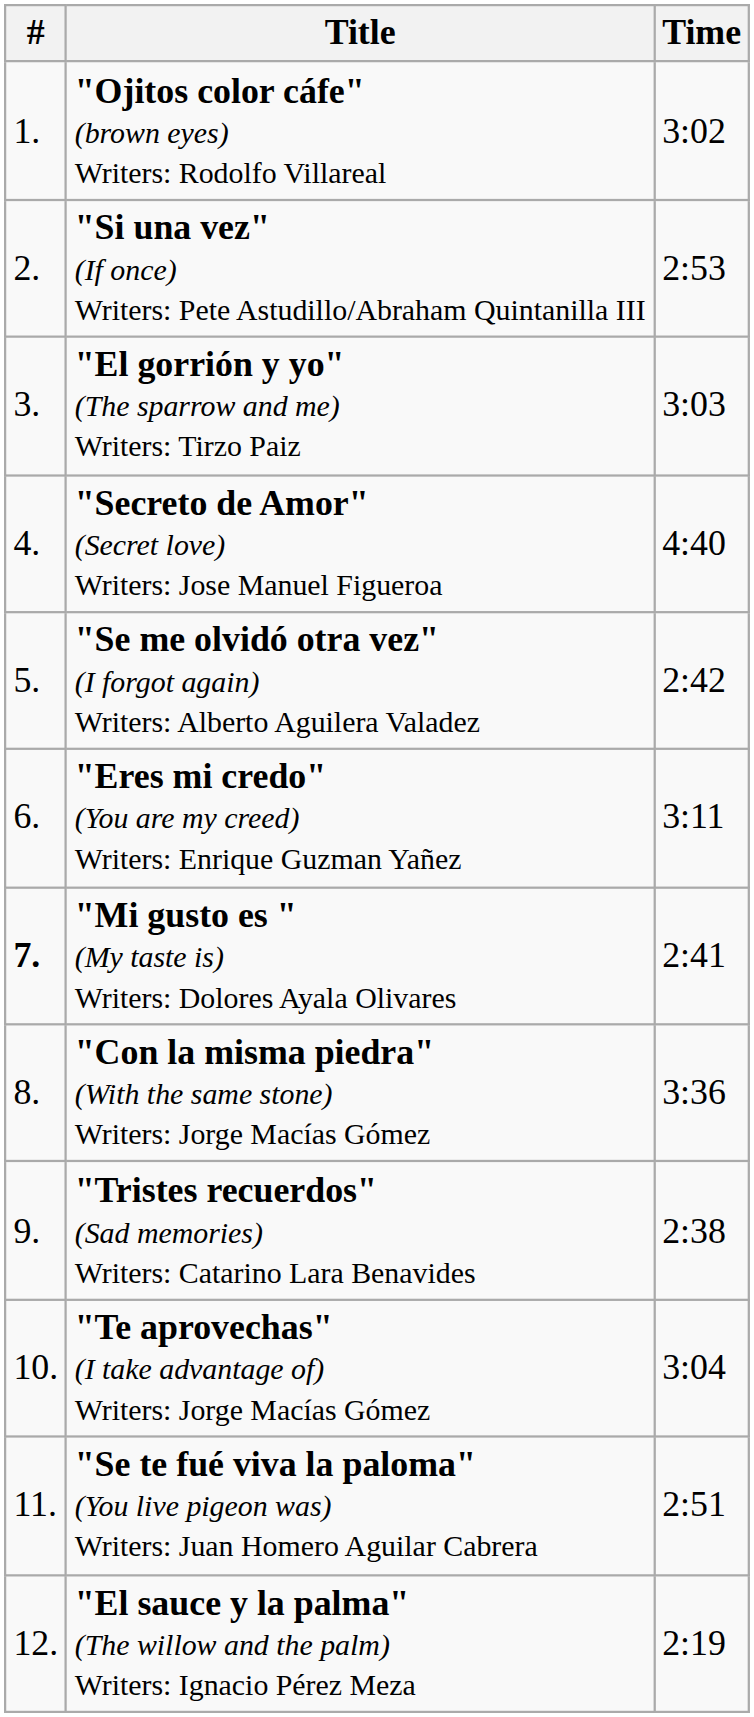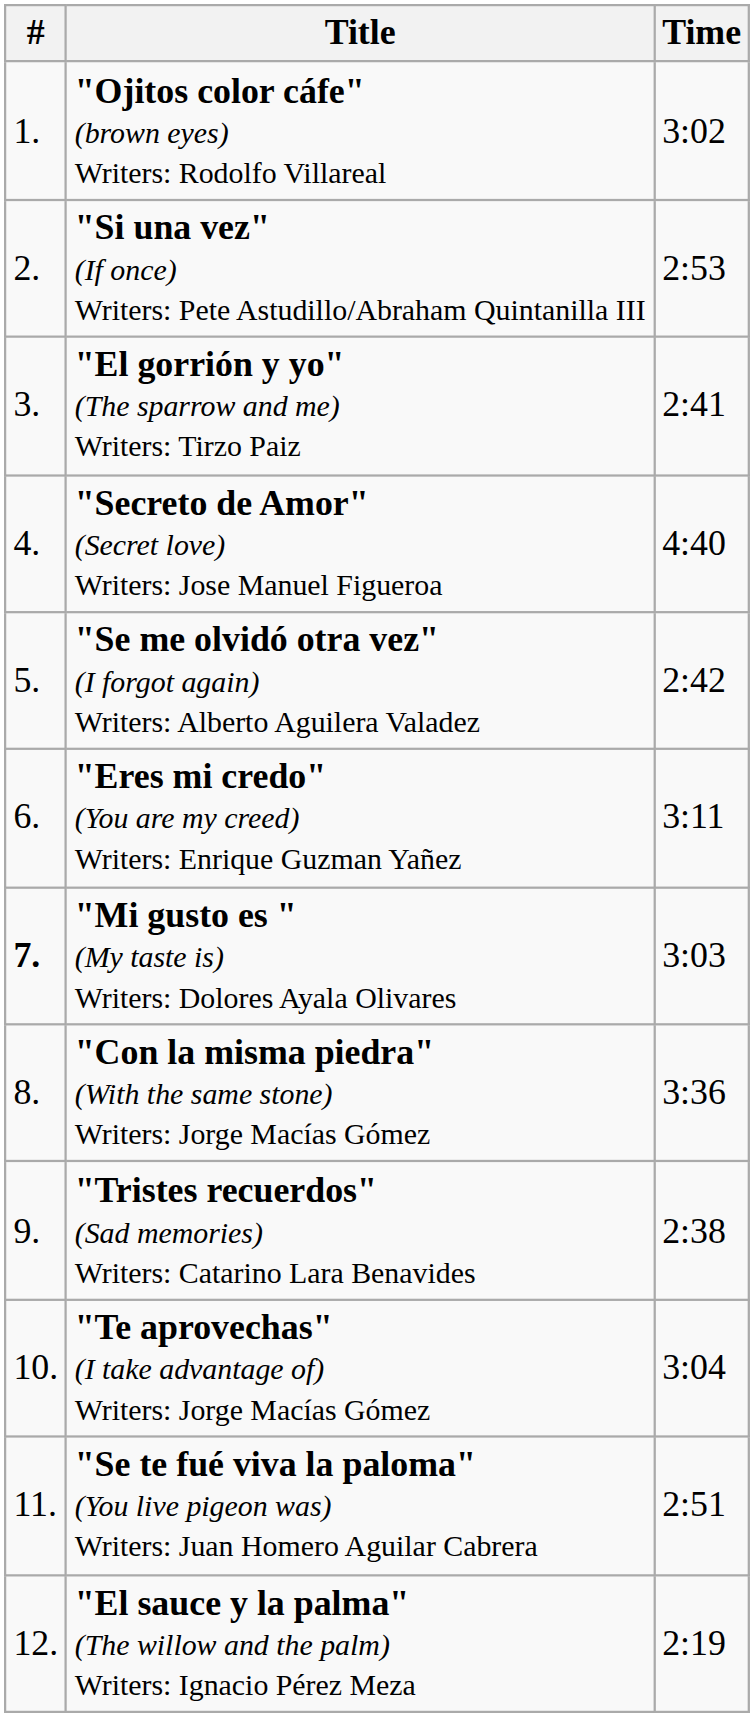(694, 405) 3:03 -> (694, 405) 2:41
(694, 954) 2:41 -> (694, 954) 3:03
